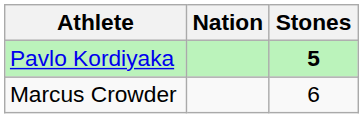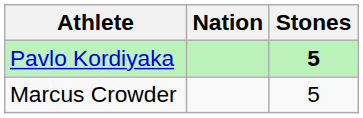(314, 94) 6 -> (314, 94) 5
